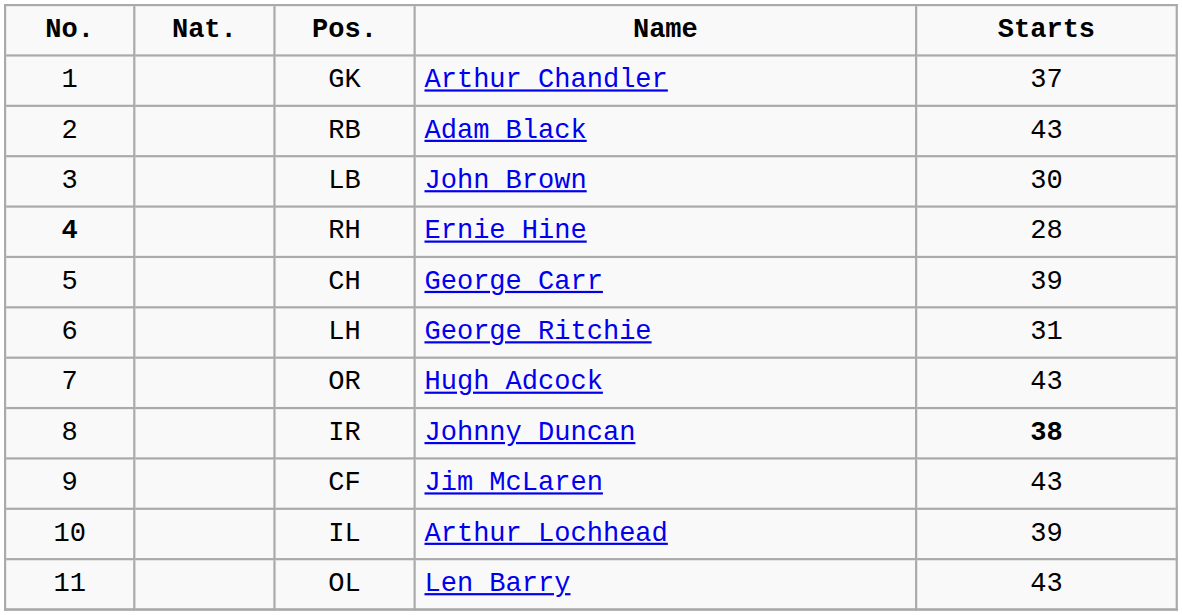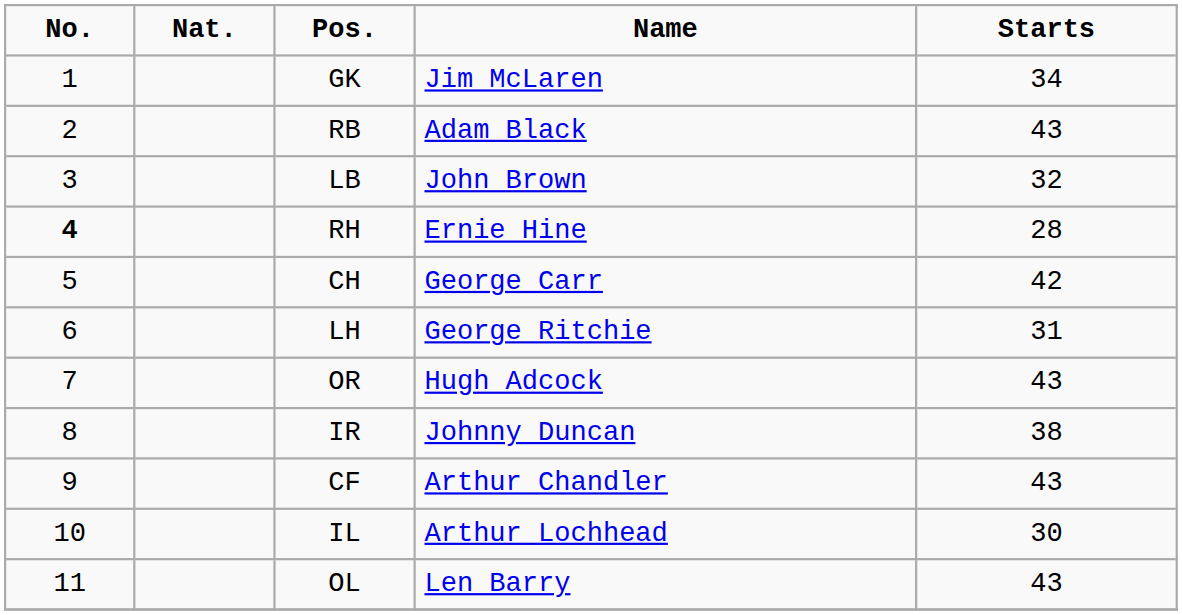(546, 81) Arthur Chandler -> (514, 81) Jim McLaren
(1046, 81) 37 -> (1046, 81) 34
(1046, 182) 30 -> (1046, 182) 32
(1046, 282) 39 -> (1046, 282) 42
(1046, 434) bold -> (1046, 434) normal
(514, 484) Jim McLaren -> (546, 484) Arthur Chandler
(1046, 534) 39 -> (1046, 534) 30
